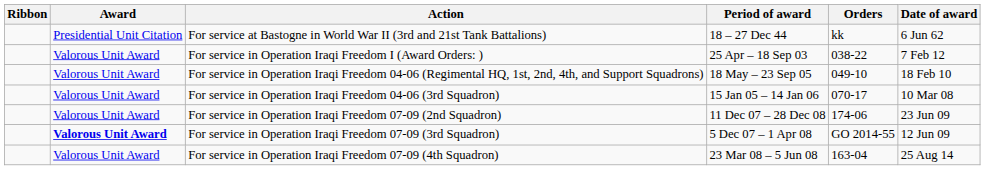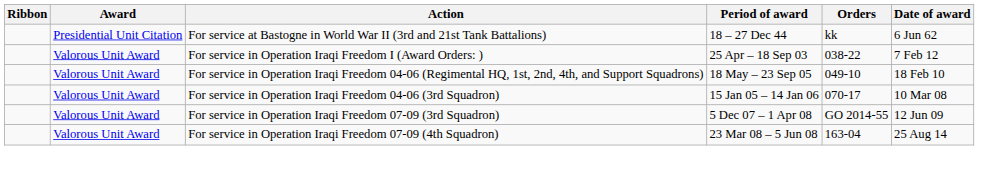- row: (345, 114)
(110, 134) bold -> (106, 114) normal
